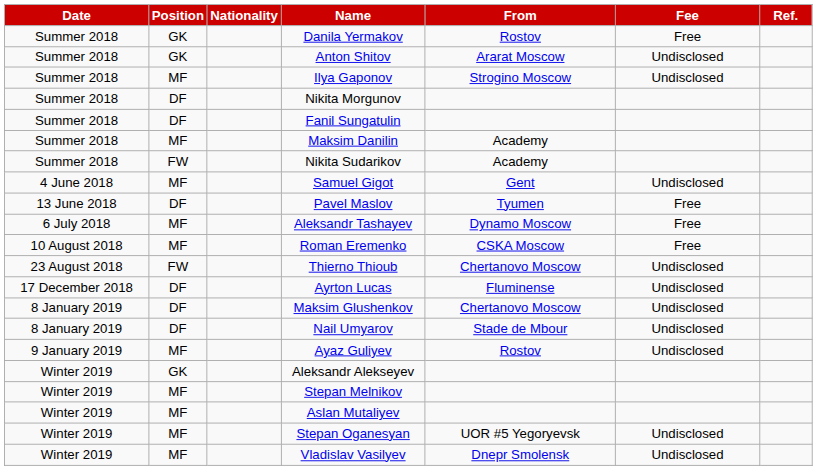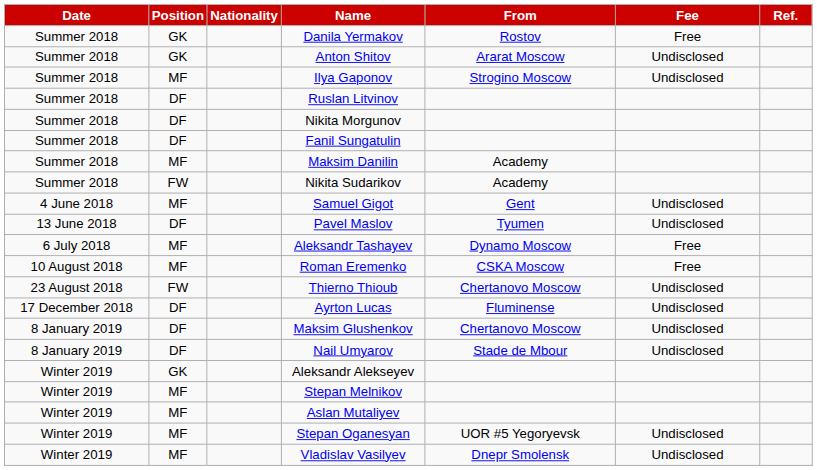+ row: (353, 99)
(688, 204) Free -> (688, 225) Undisclosed
- row: (353, 350)
